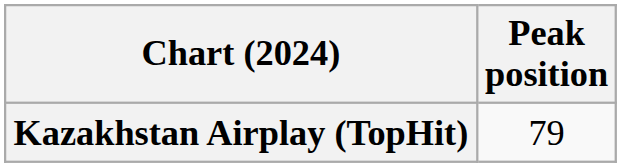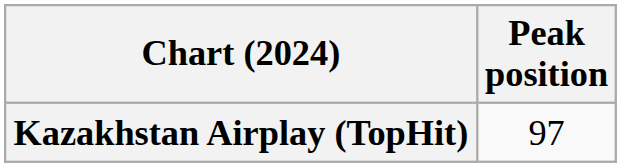(547, 131) 79 -> (547, 131) 97
